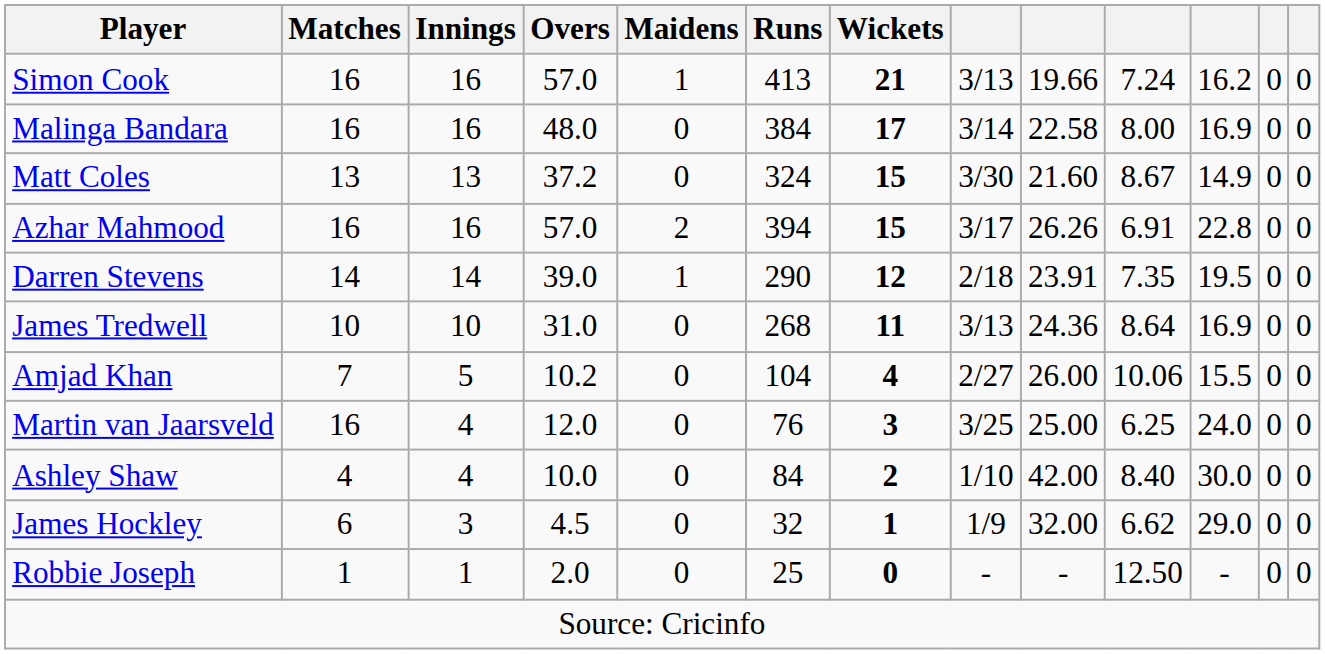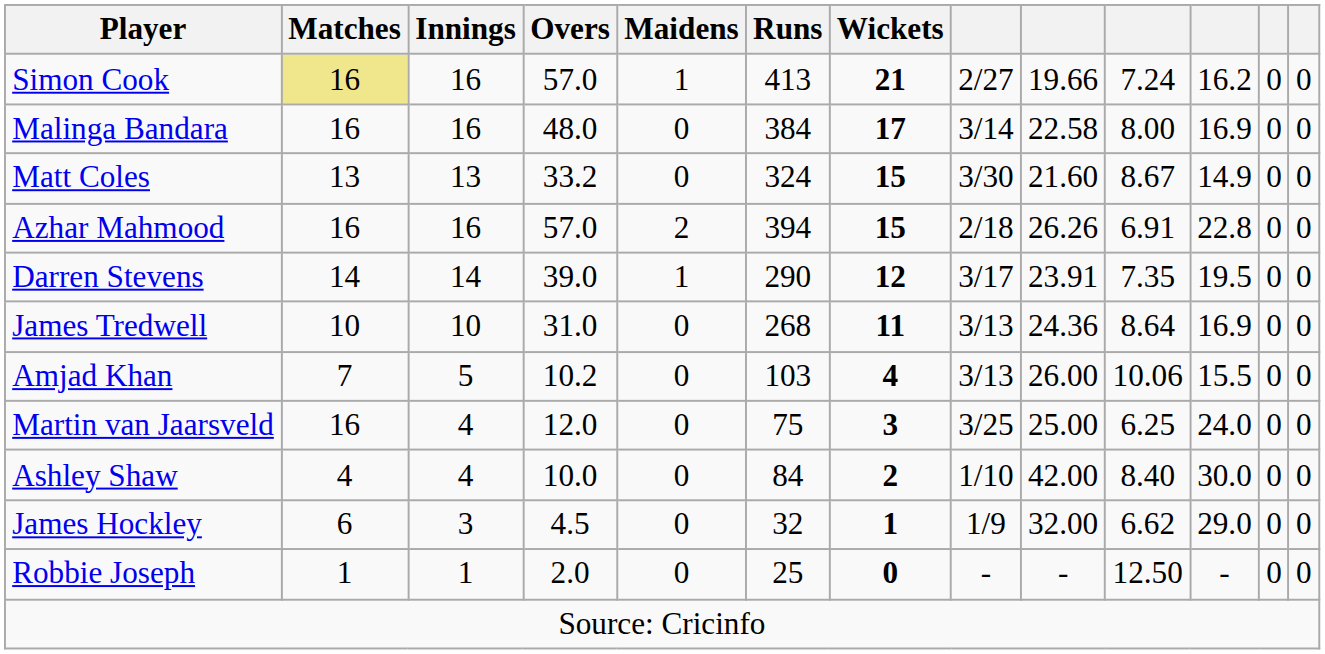(345, 78) no background -> (345, 78) khaki background
(986, 78) 3/13 -> (986, 78) 2/27
(570, 177) 37.2 -> (570, 177) 33.2
(986, 227) 3/17 -> (986, 227) 2/18
(986, 276) 2/18 -> (986, 276) 3/17
(788, 375) 104 -> (788, 375) 103
(986, 375) 2/27 -> (986, 375) 3/13
(788, 425) 76 -> (788, 425) 75
